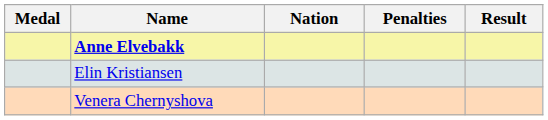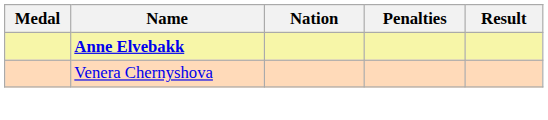- row: (128, 73)
